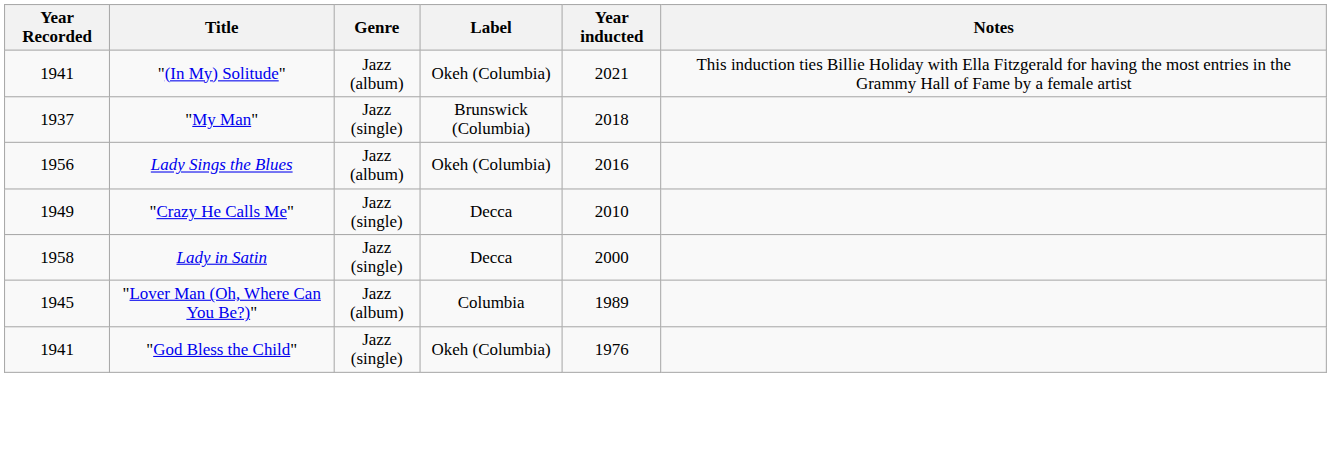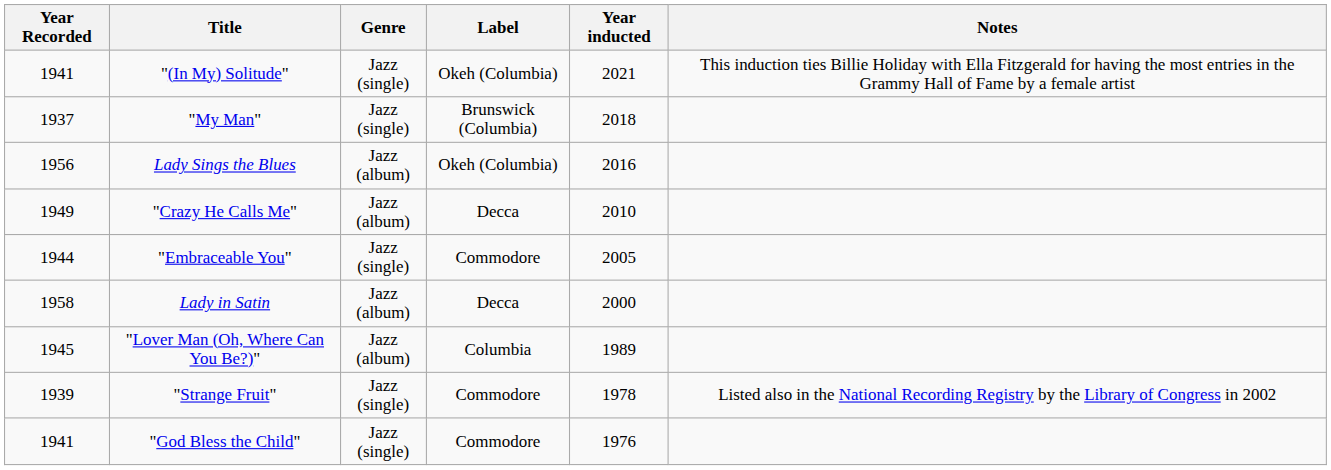(377, 73) Jazz (album) -> (383, 73) Jazz (single)
(377, 211) Jazz (single) -> (383, 211) Jazz (album)
+ row: (225, 257)
(377, 257) Jazz (single) -> (383, 303) Jazz (album)
+ row: (225, 395)
(491, 349) Okeh (Columbia) -> (498, 441) Commodore
